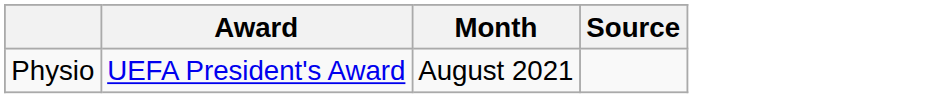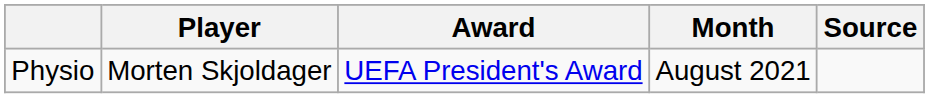+ column: (219, 27)
